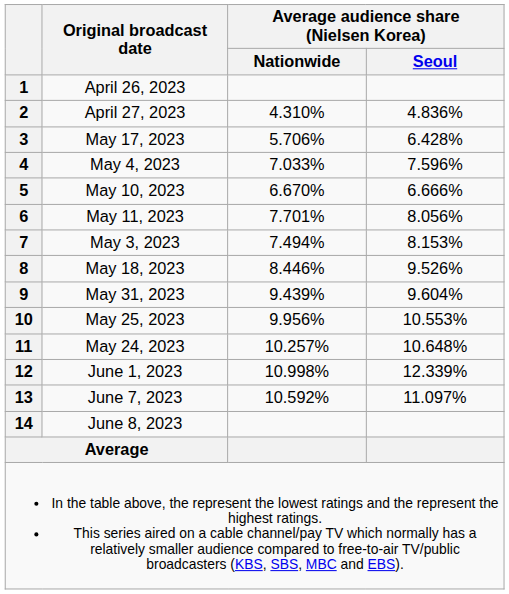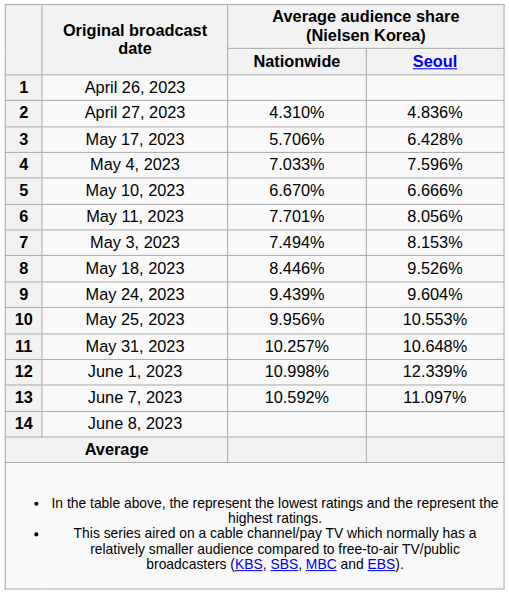(135, 294) May 31, 2023 -> (135, 294) May 24, 2023
(135, 346) May 24, 2023 -> (135, 346) May 31, 2023
